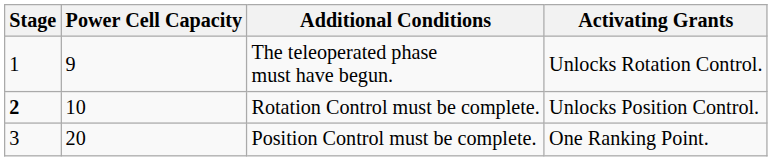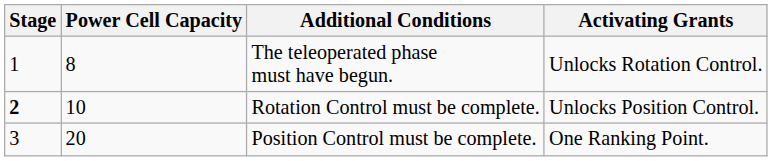(71, 63) 9 -> (71, 63) 8
